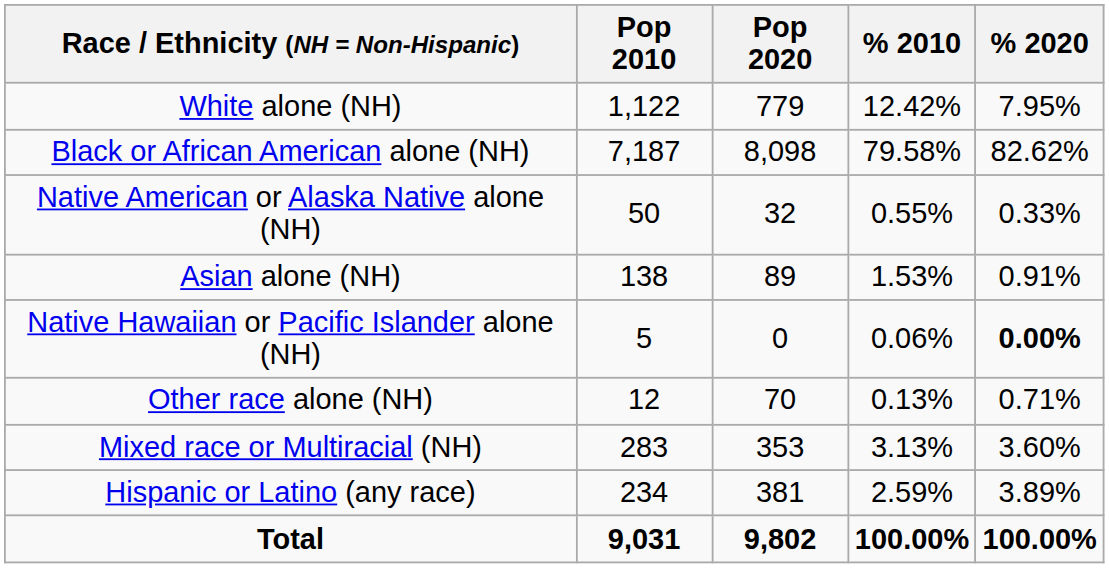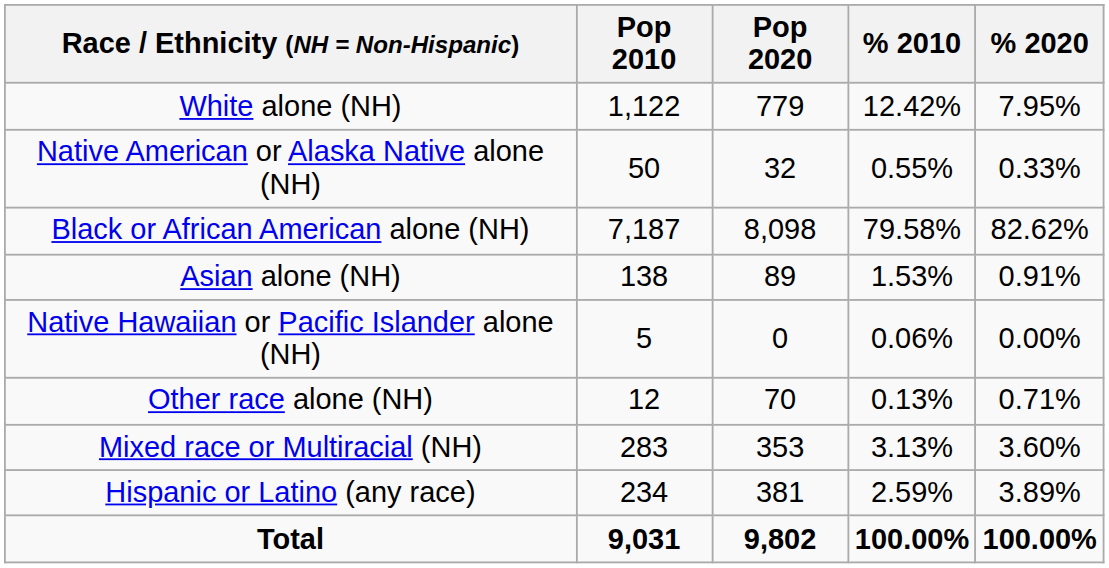rows swapped: (290, 151) <-> (290, 214)
(1040, 338) bold -> (1040, 338) normal
